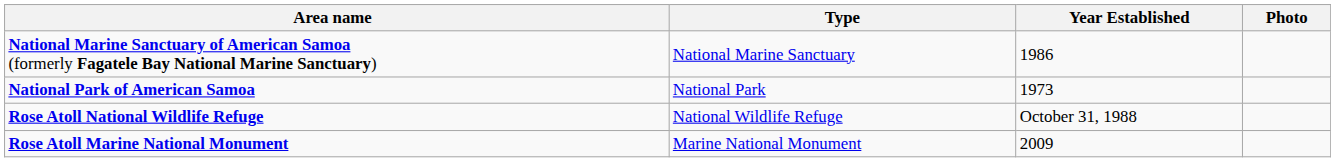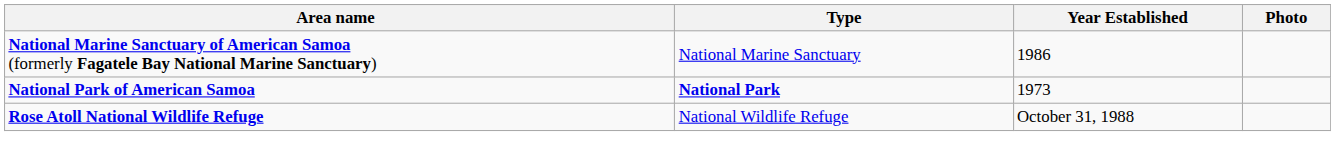(719, 90) normal -> (729, 90) bold
- row: (148, 143)
